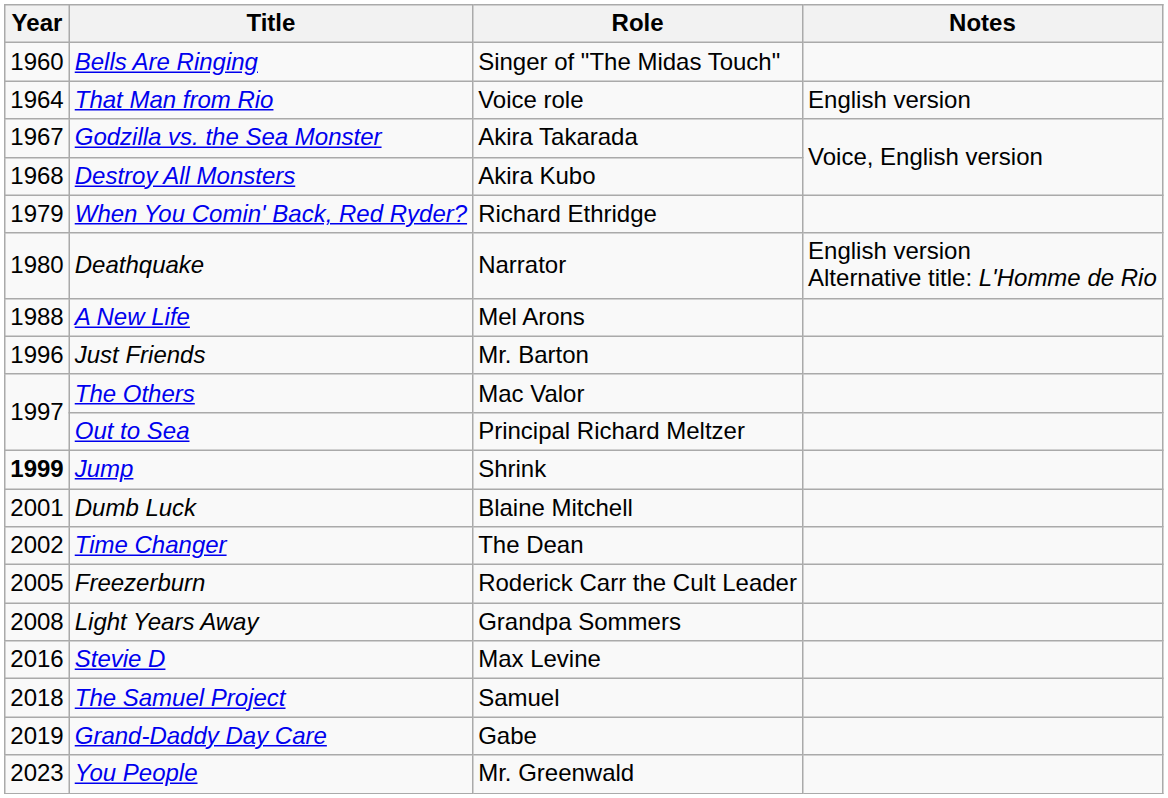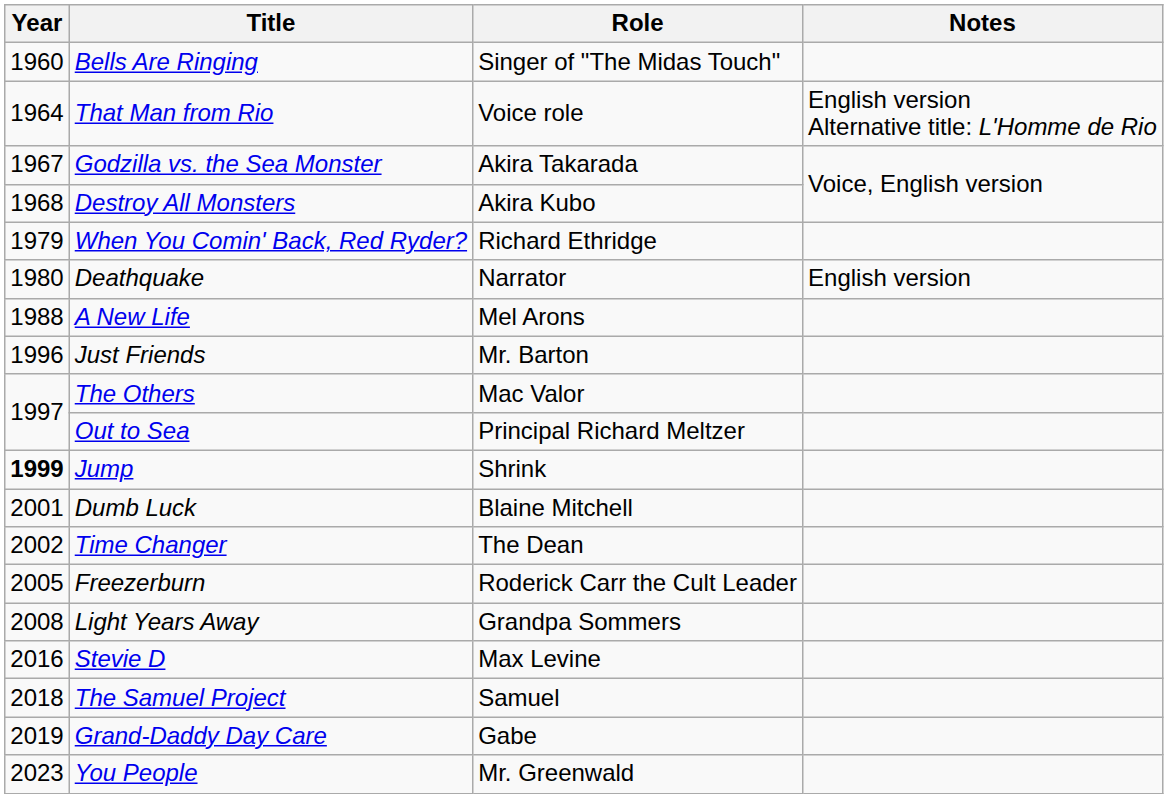(889, 99) English version -> (982, 113) English version Alternative title: L'Homme de Rio
(982, 265) English version Alternative title: L'Homme de Rio -> (889, 278) English version
